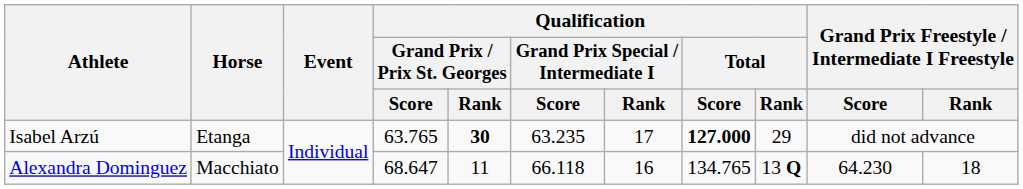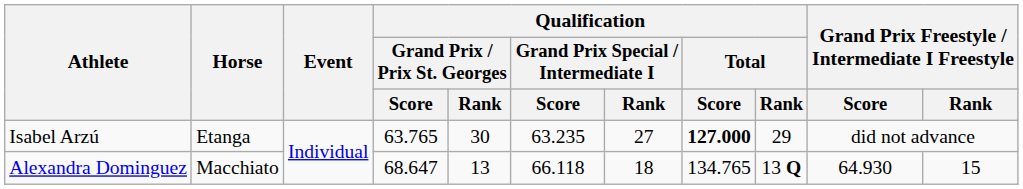(480, 136) bold -> (480, 136) normal
(644, 136) 17 -> (644, 136) 27
(480, 168) 11 -> (480, 168) 13
(644, 168) 16 -> (644, 168) 18
(865, 168) 64.230 -> (865, 168) 64.930
(971, 168) 18 -> (971, 168) 15
